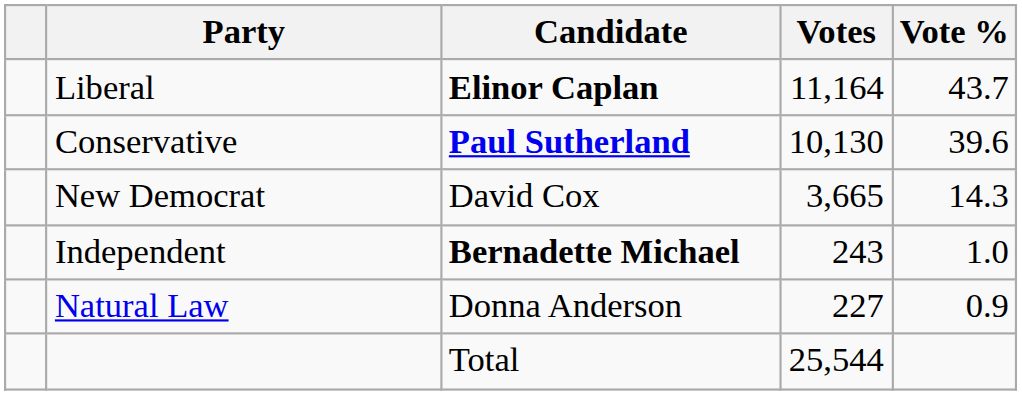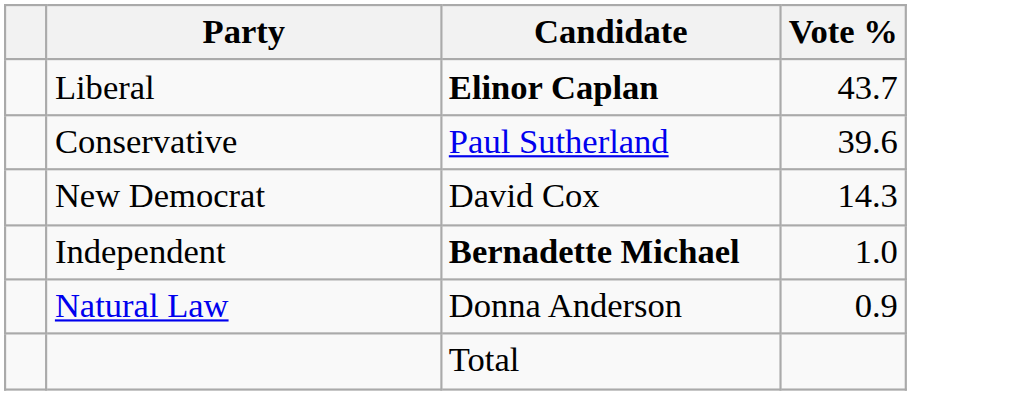- column: (836, 31)
(569, 141) bold -> (559, 141) normal
